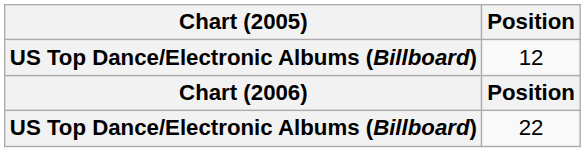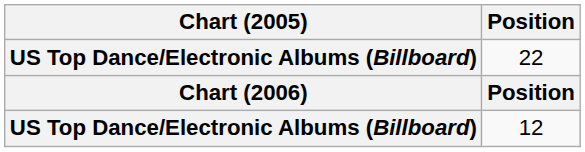rows swapped: (531, 57) <-> (531, 127)
